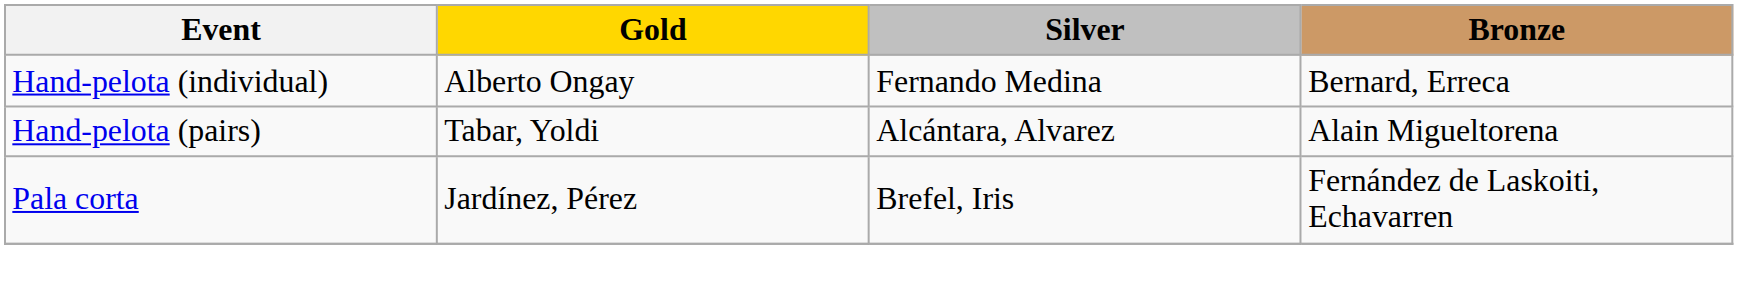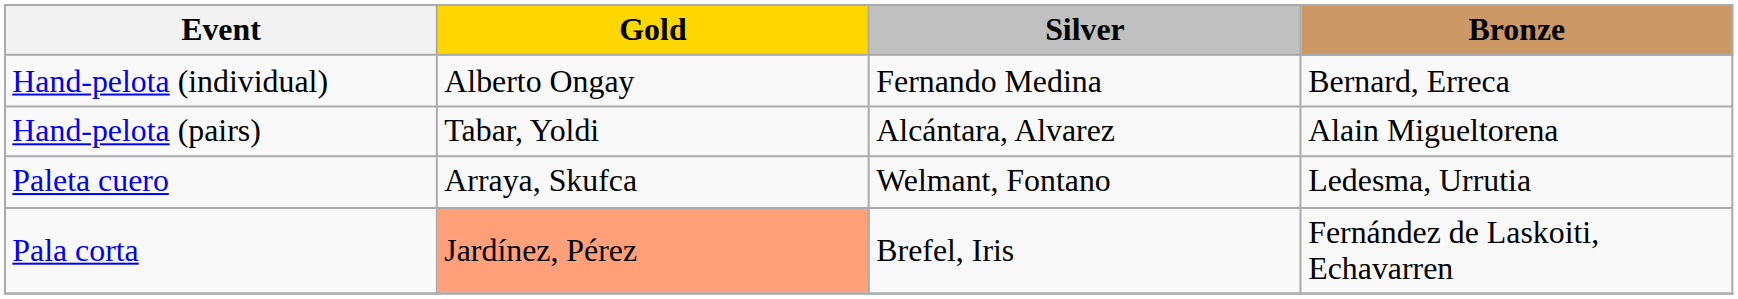+ row: (91, 181)
(541, 199) no background -> (541, 249) lightsalmon background
